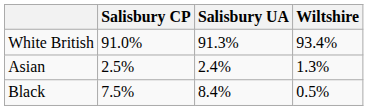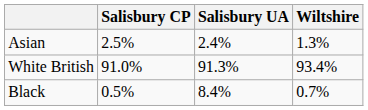rows swapped: (51, 42) <-> (27, 67)
(118, 92) 7.5% -> (118, 92) 0.5%
(313, 92) 0.5% -> (313, 92) 0.7%
